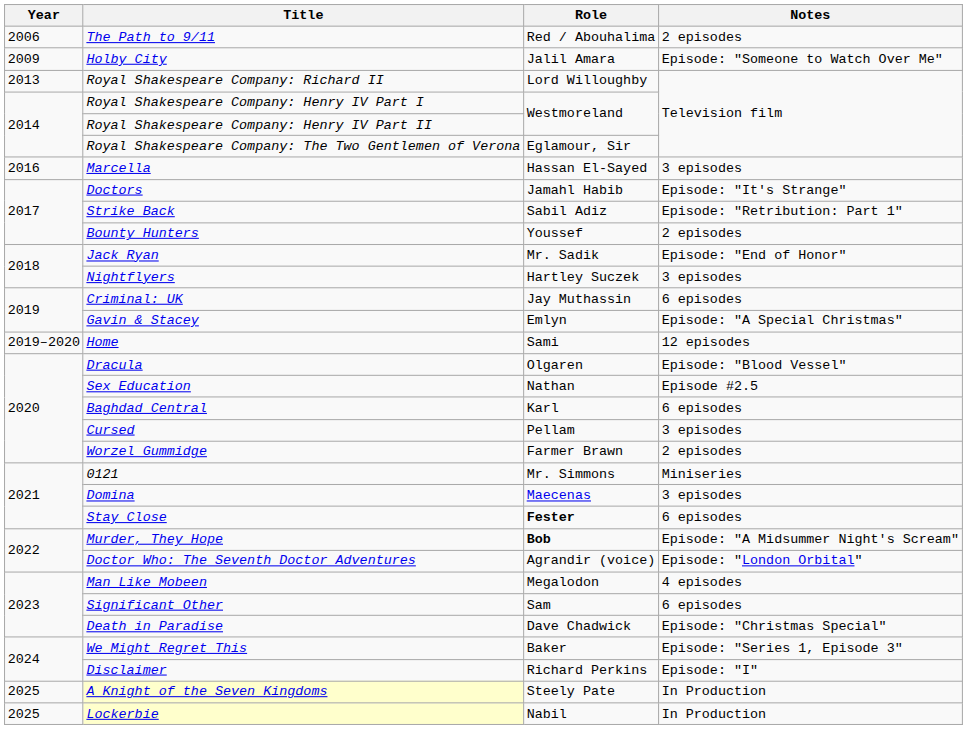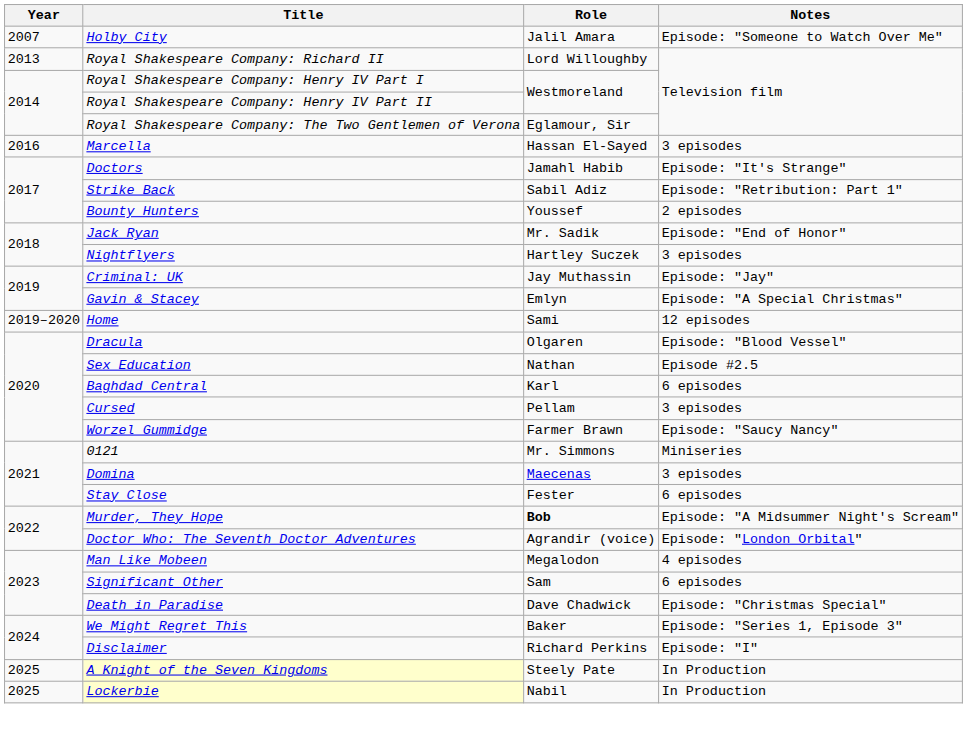- row: (151, 37)
(24, 59) 2009 -> (24, 37) 2007
(702, 299) 6 episodes -> (718, 277) Episode: "Jay"
(702, 452) 2 episodes -> (750, 430) Episode: "Saucy Nancy"
(551, 517) bold -> (551, 496) normal
